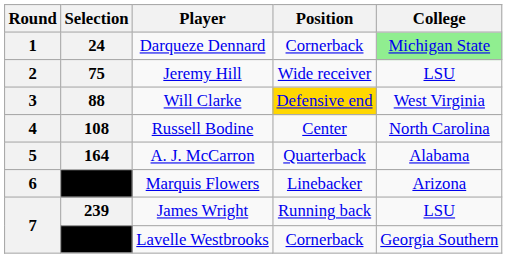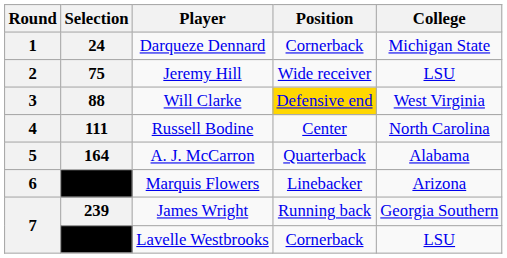(439, 46) lightgreen background -> (439, 46) no background
(97, 128) 108 -> (97, 128) 111
(439, 211) LSU -> (439, 211) Georgia Southern
(439, 239) Georgia Southern -> (439, 239) LSU
